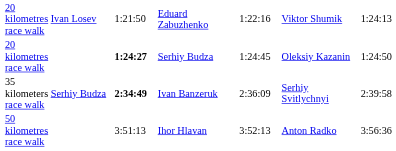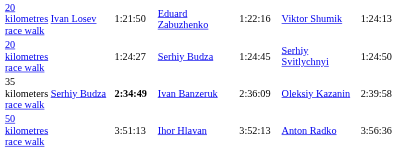(131, 56) bold -> (130, 56) normal
(316, 56) Oleksiy Kazanin -> (305, 56) Serhiy Svitlychnyi
(305, 93) Serhiy Svitlychnyi -> (316, 93) Oleksiy Kazanin
